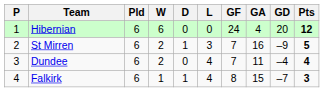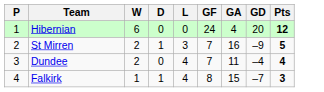- column: (137, 12)
